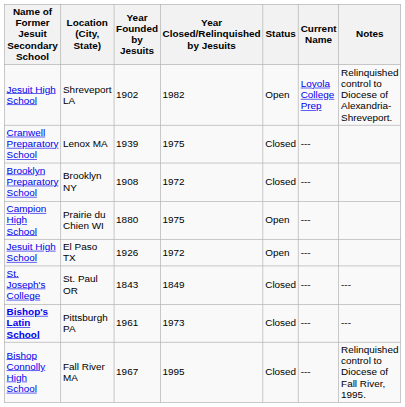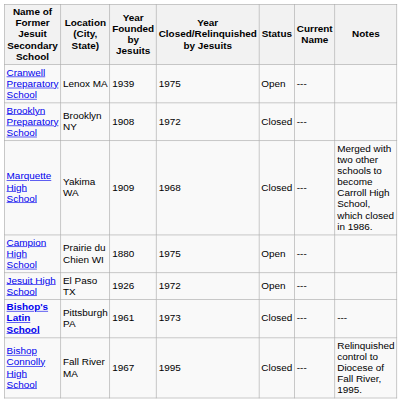- row: (87, 95)
(281, 144) Closed -> (273, 83) Open
+ row: (79, 187)
- row: (80, 285)
